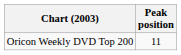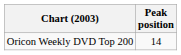(156, 41) 11 -> (156, 41) 14
